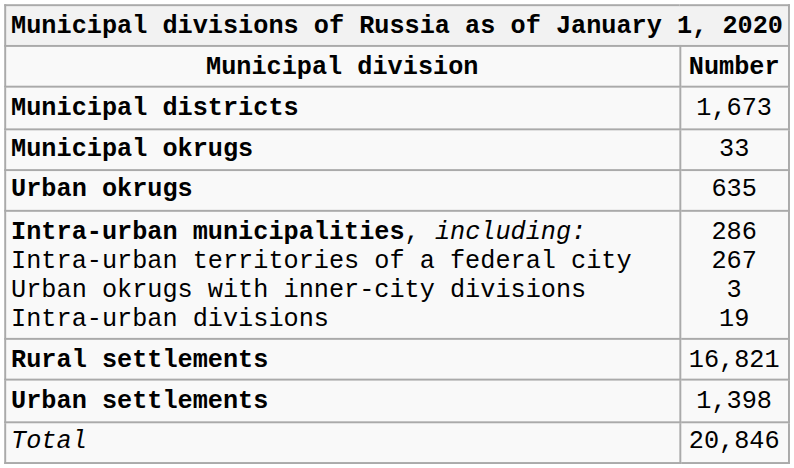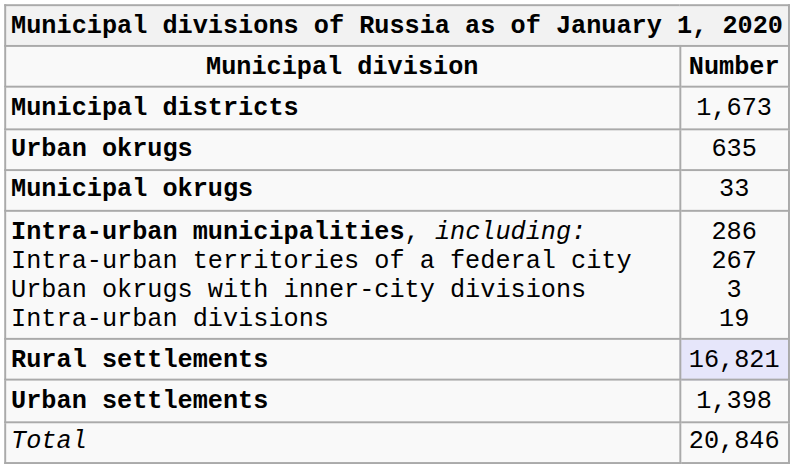rows swapped: (132, 149) <-> (102, 190)
(734, 360) no background -> (734, 360) lavender background
